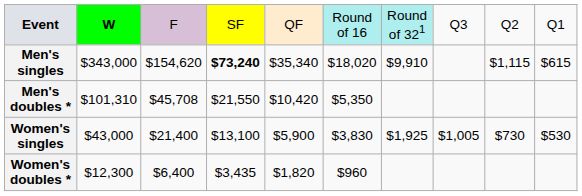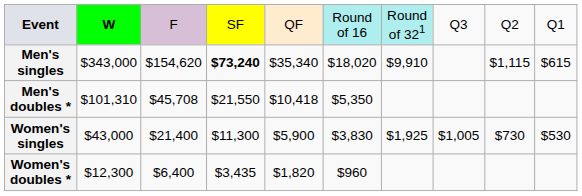(294, 99) $10,420 -> (294, 99) $10,418
(235, 136) $13,100 -> (235, 136) $11,300
